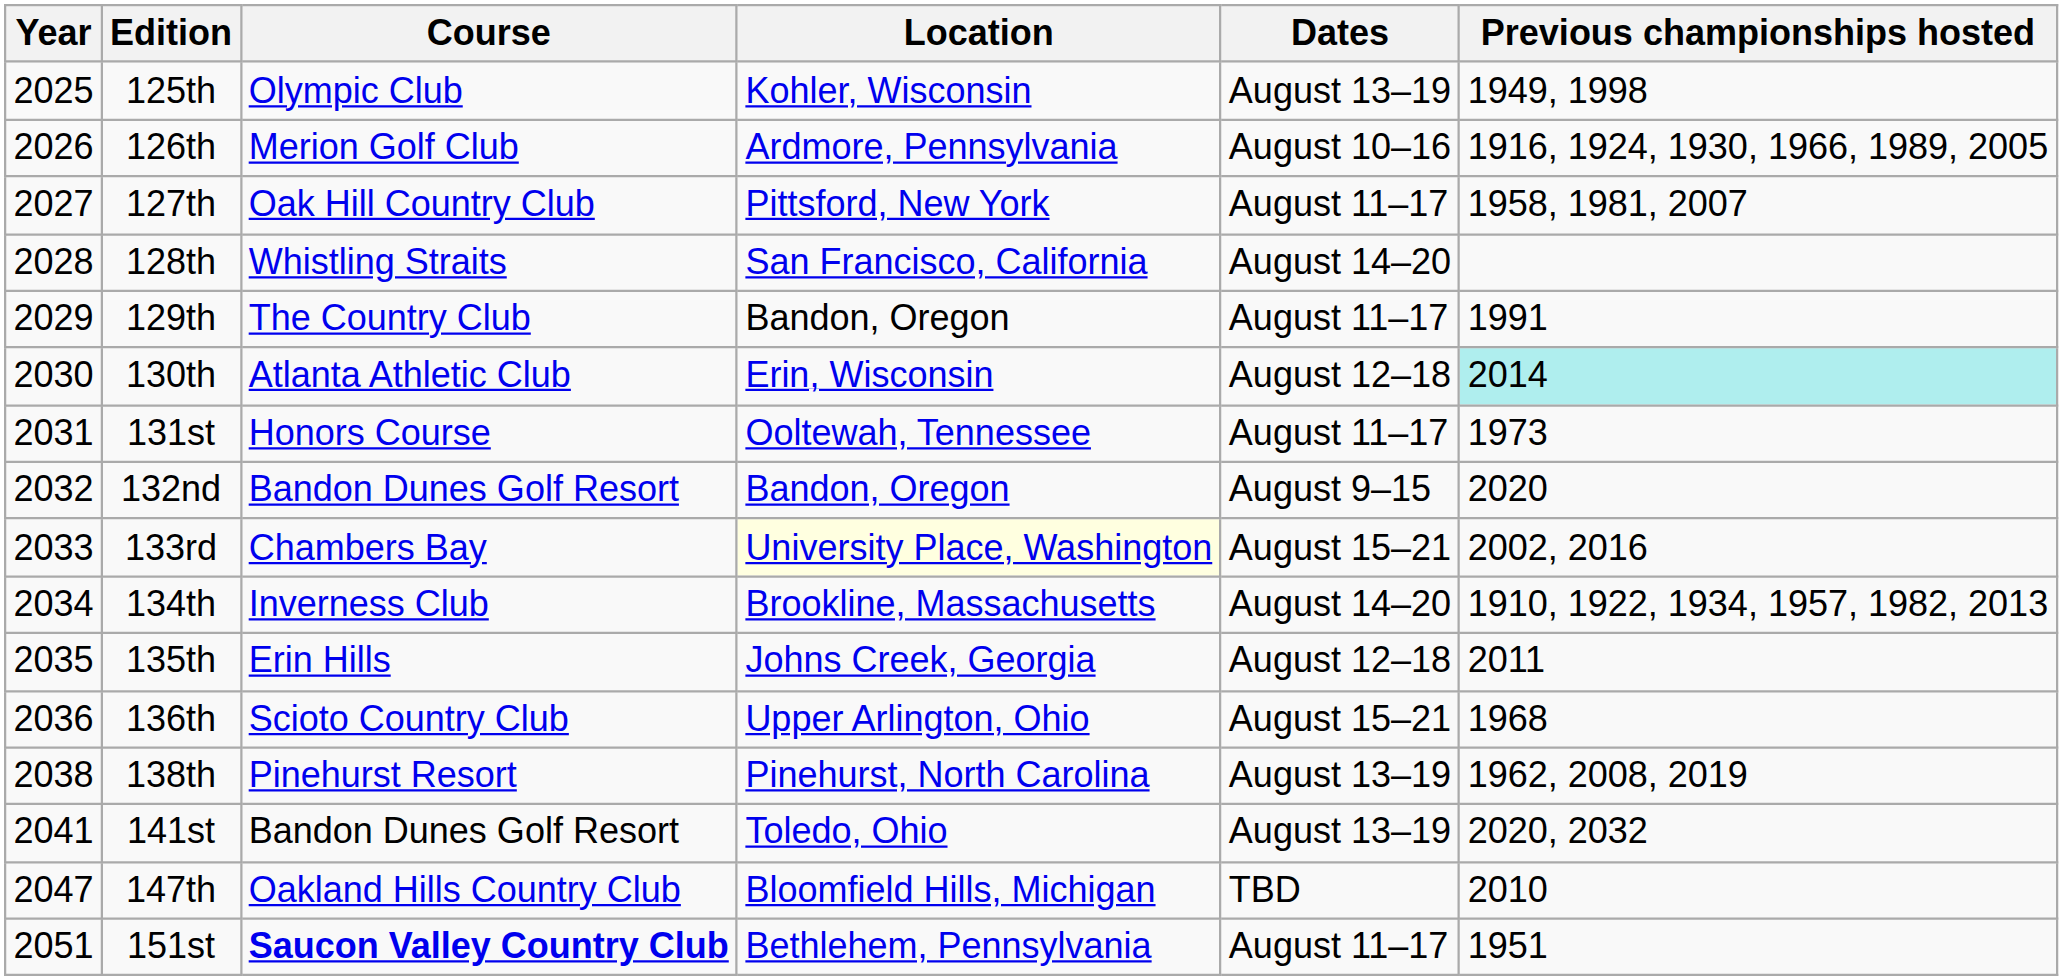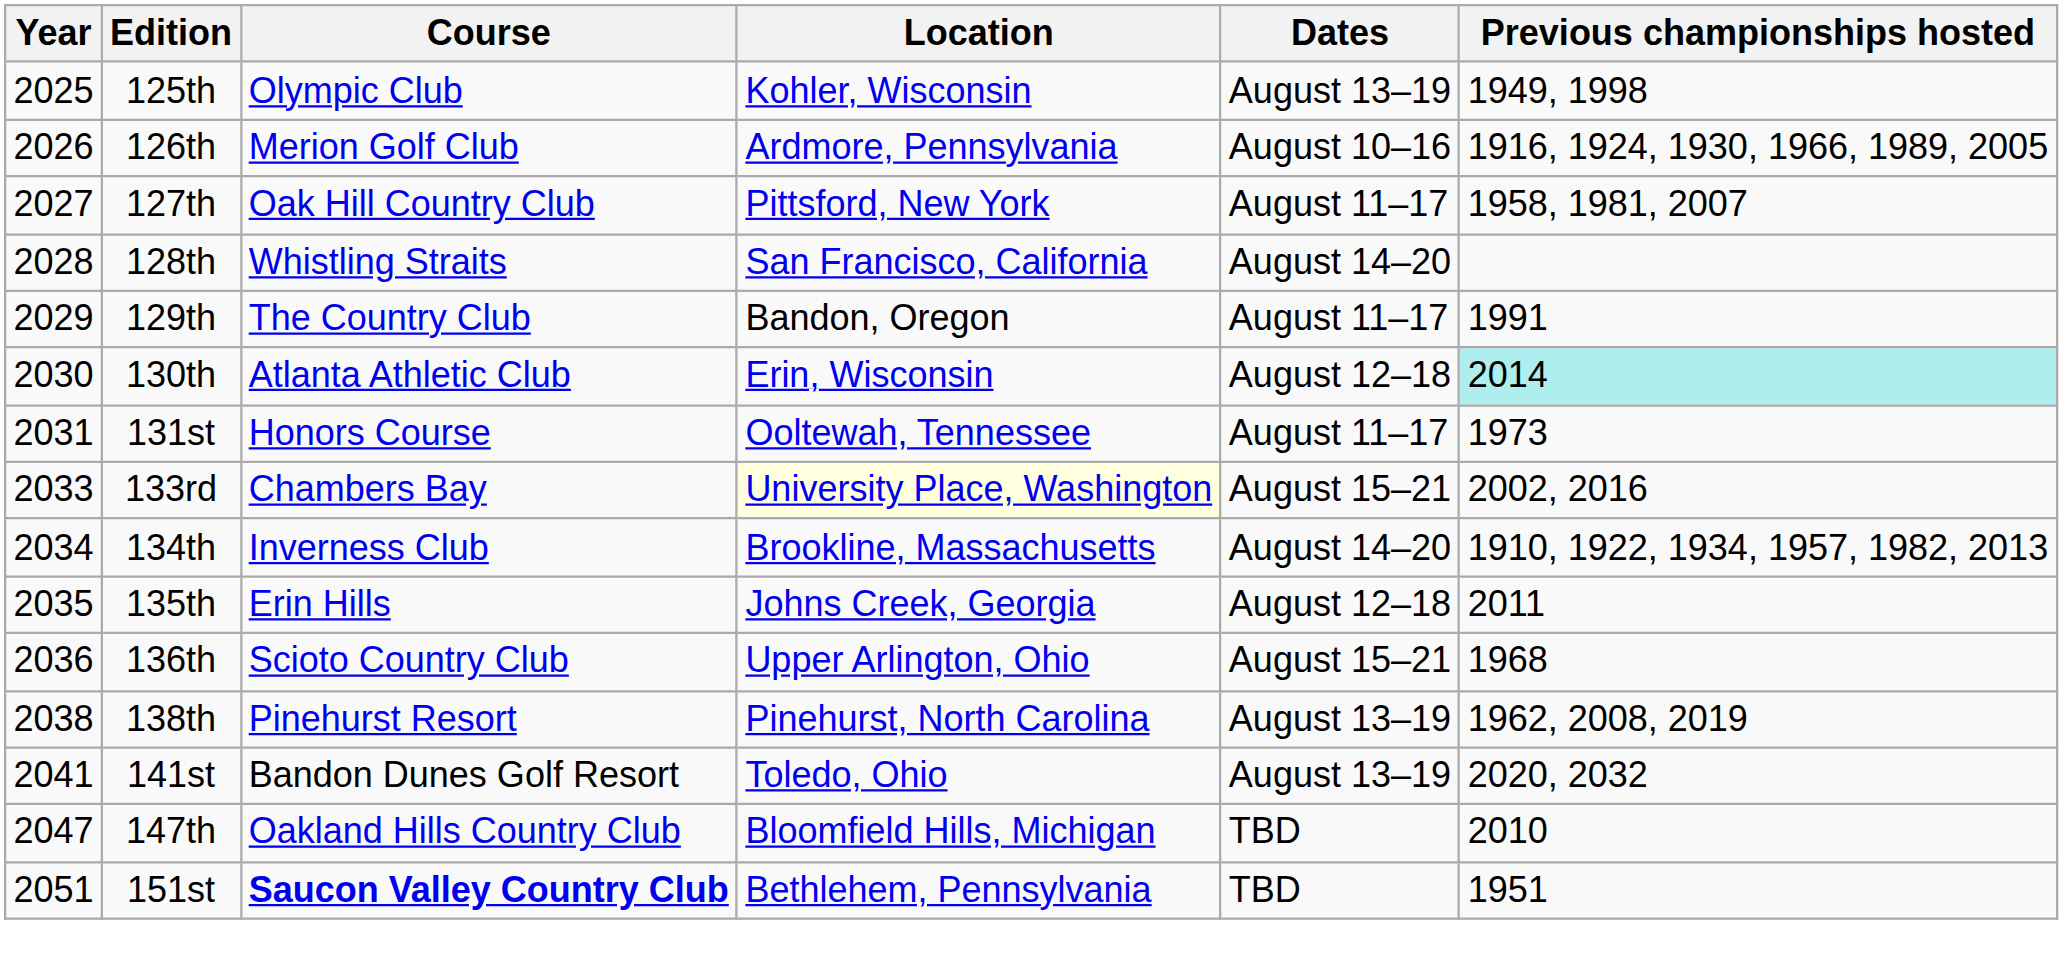- row: (171, 489)
(1339, 946) August 11–17 -> (1265, 889) TBD
